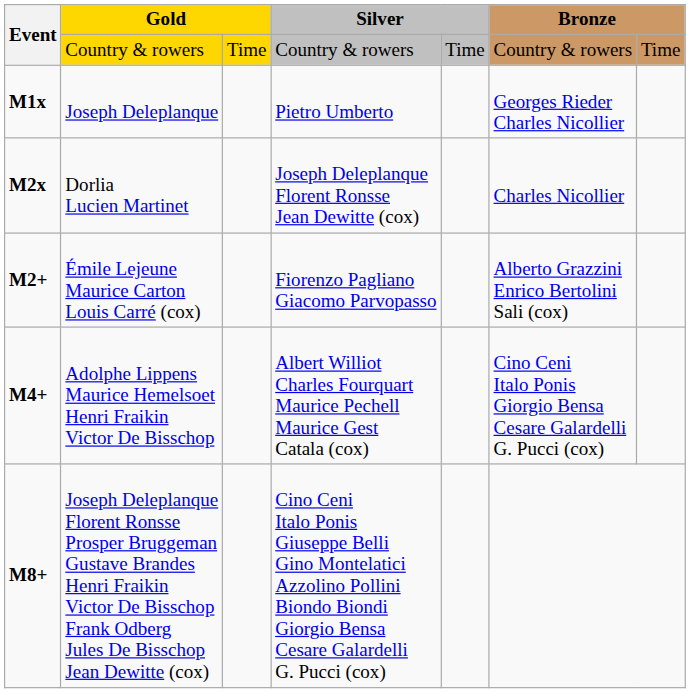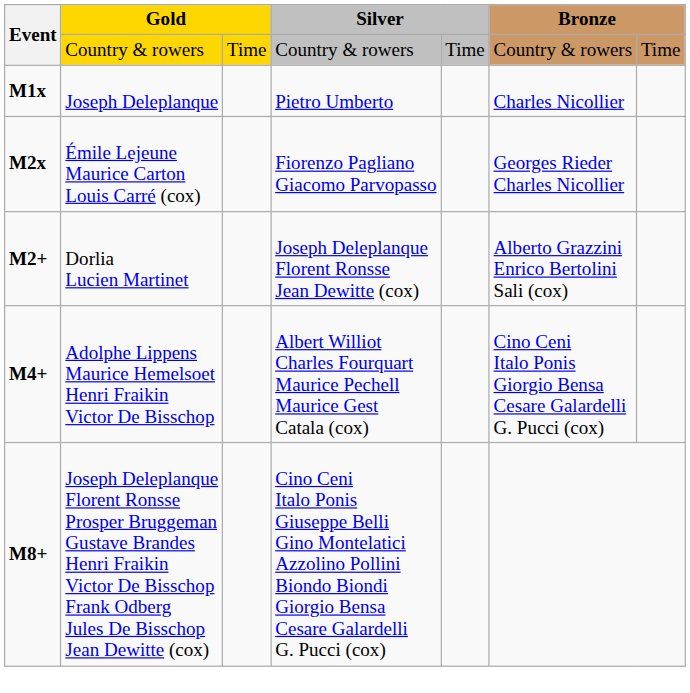(559, 112) Georges Rieder Charles Nicollier -> (559, 101) Charles Nicollier
(127, 195) Dorlia Lucien Martinet -> (133, 174) Émile Lejeune Maurice Carton Louis Carré (cox)
(352, 195) Joseph Deleplanque Florent Ronsse Jean Dewitte (cox) -> (356, 174) Fiorenzo Pagliano Giacomo Parvopasso
(559, 195) Charles Nicollier -> (559, 174) Georges Rieder Charles Nicollier
(133, 290) Émile Lejeune Maurice Carton Louis Carré (cox) -> (127, 268) Dorlia Lucien Martinet
(356, 290) Fiorenzo Pagliano Giacomo Parvopasso -> (352, 268) Joseph Deleplanque Florent Ronsse Jean Dewitte (cox)
